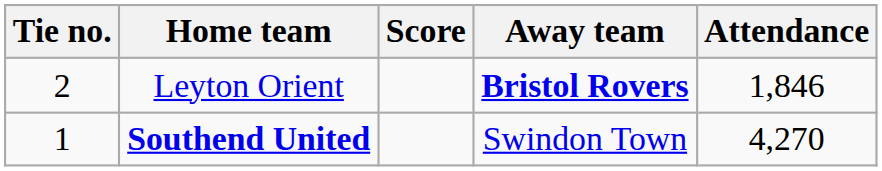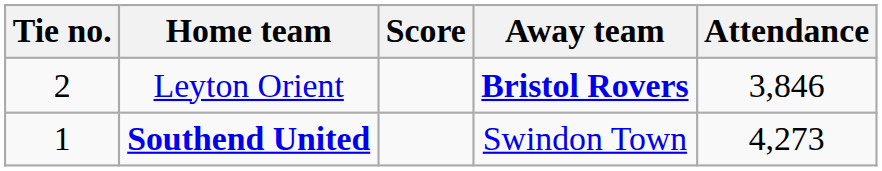(787, 84) 1,846 -> (787, 84) 3,846
(787, 138) 4,270 -> (787, 138) 4,273
